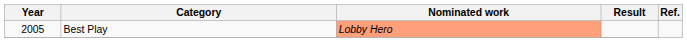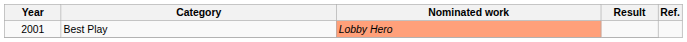(33, 29) 2005 -> (33, 29) 2001
